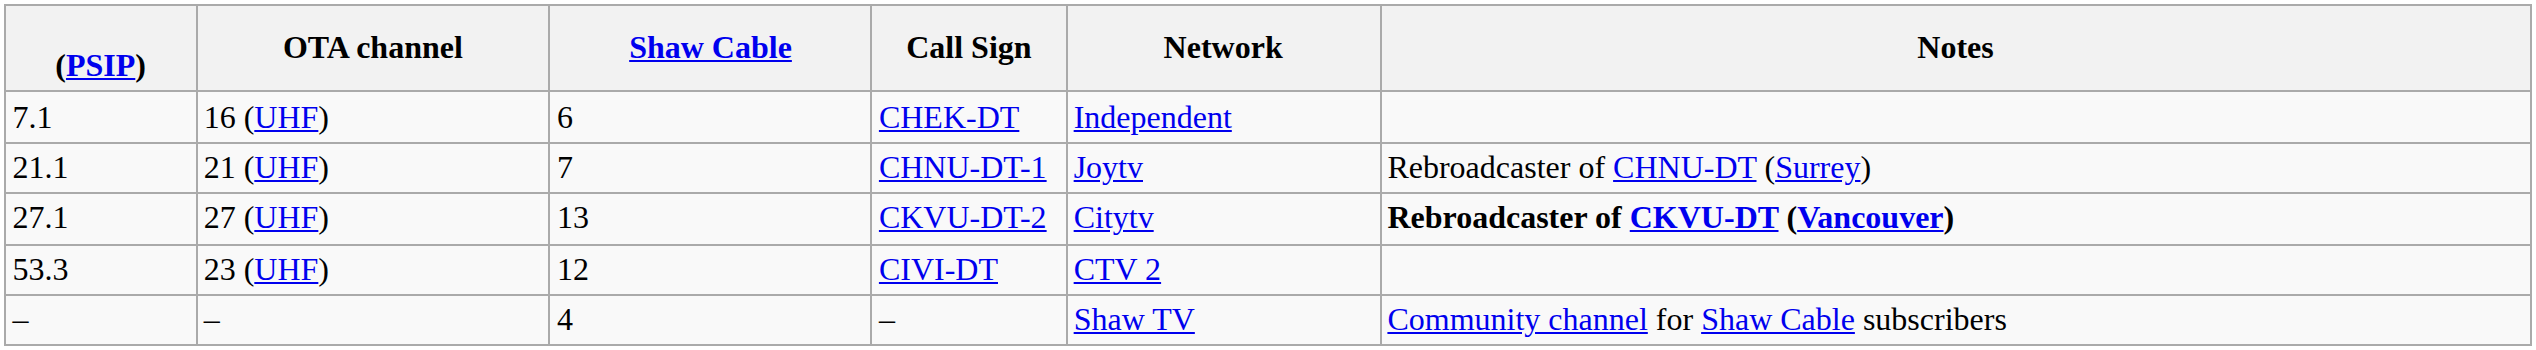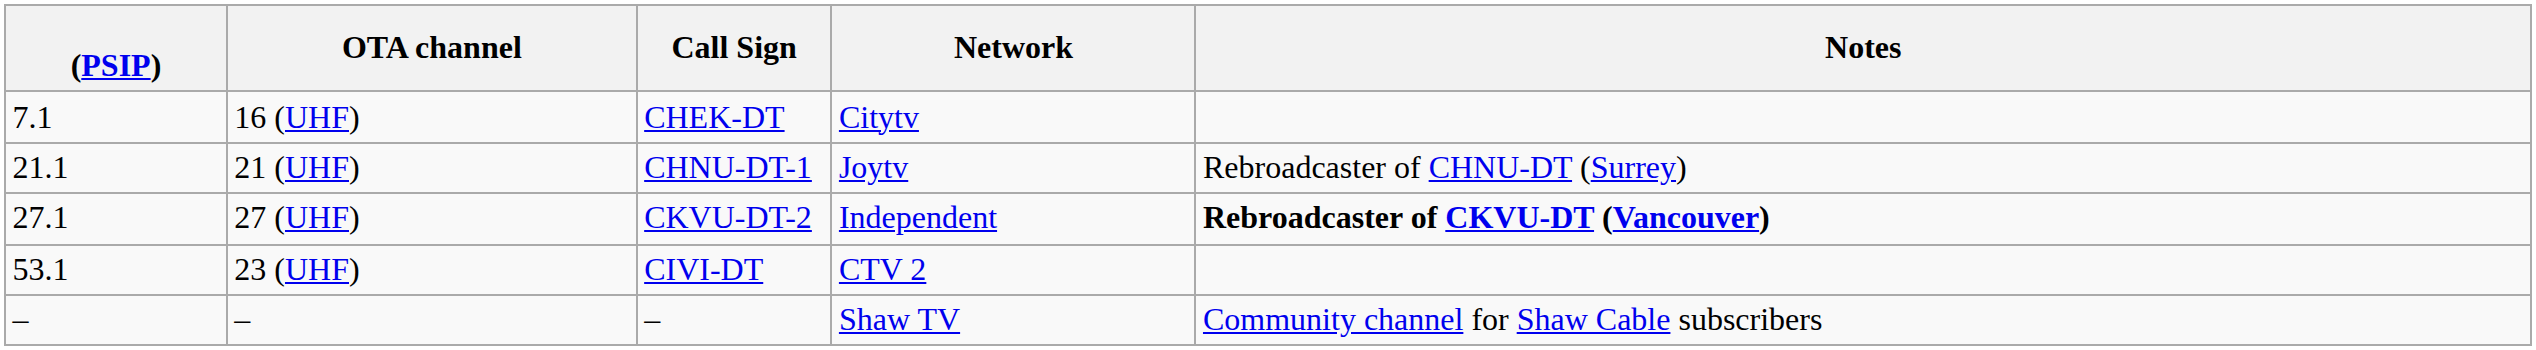- column: (711, 47)
(1153, 116) Independent -> (879, 116) Citytv
(1114, 218) Citytv -> (918, 218) Independent
(40, 268) 53.3 -> (40, 268) 53.1
